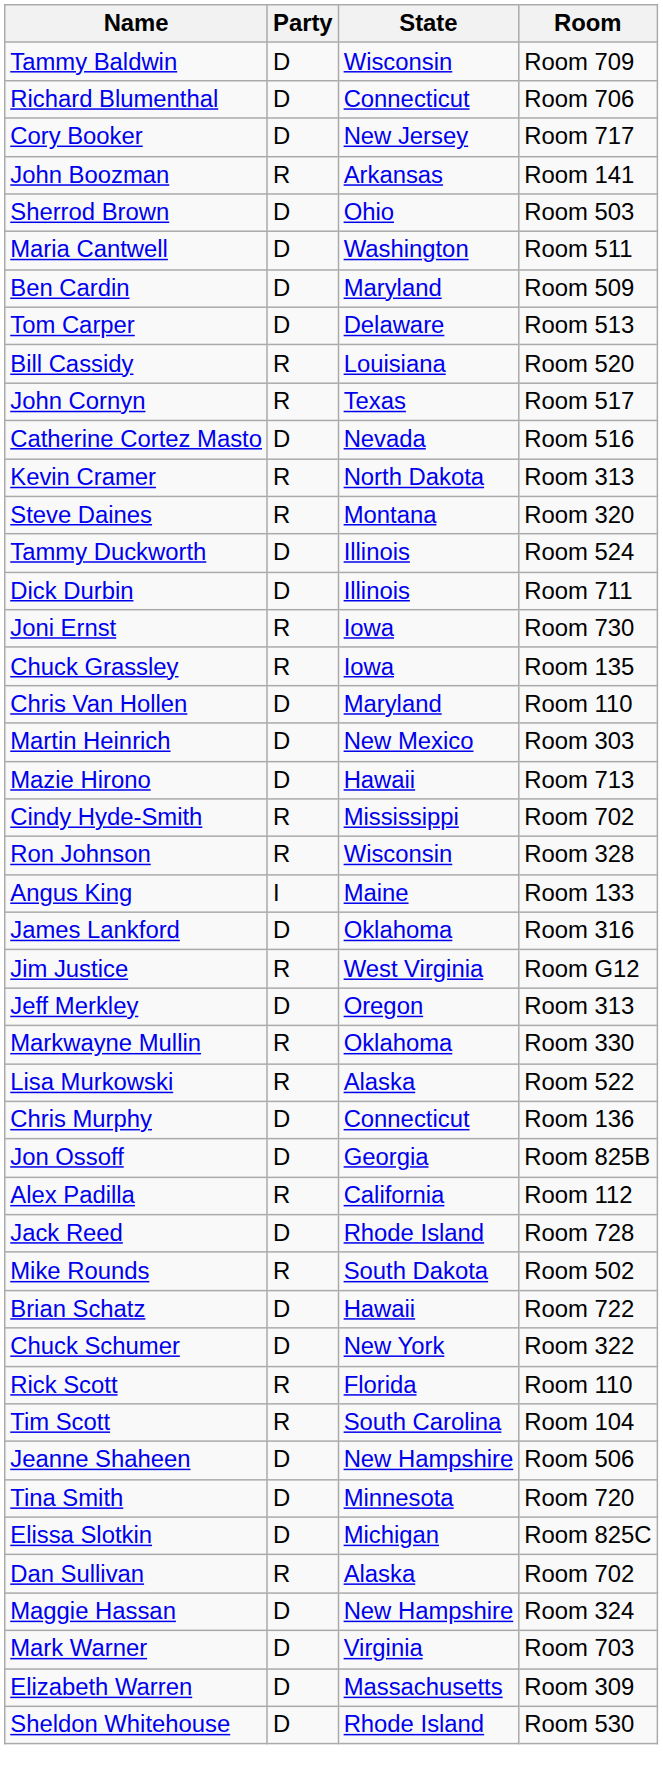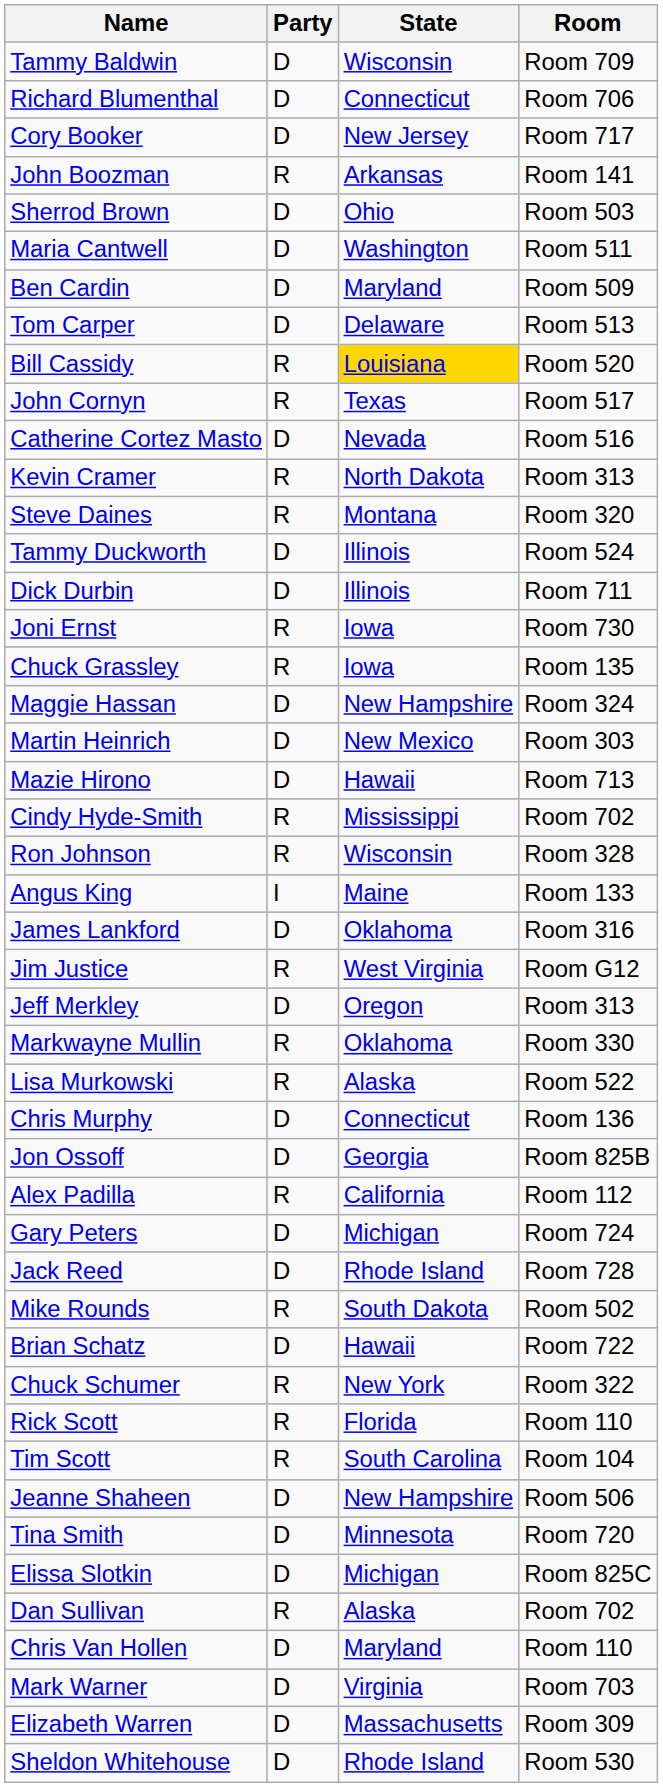(395, 363) no background -> (395, 363) gold background
rows swapped: (93, 1611) <-> (99, 703)
+ row: (74, 1233)
(282, 1346) D -> (282, 1384) R
